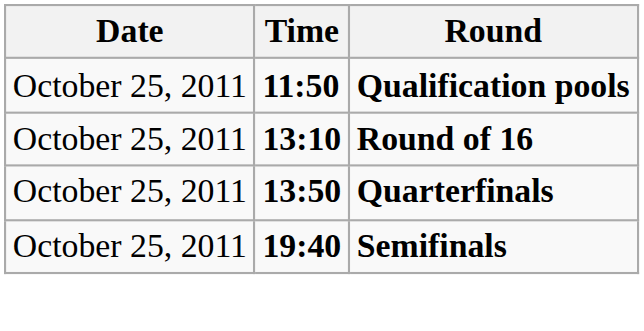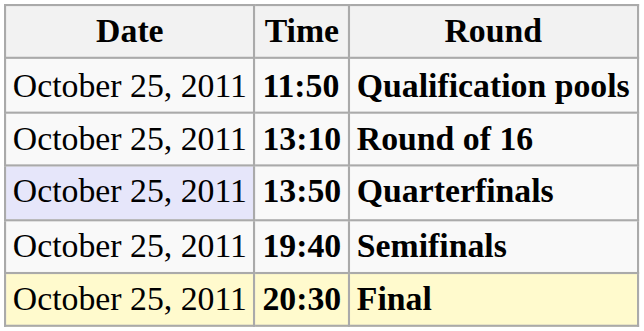(130, 191) no background -> (130, 191) lavender background
+ row: (394, 298)
